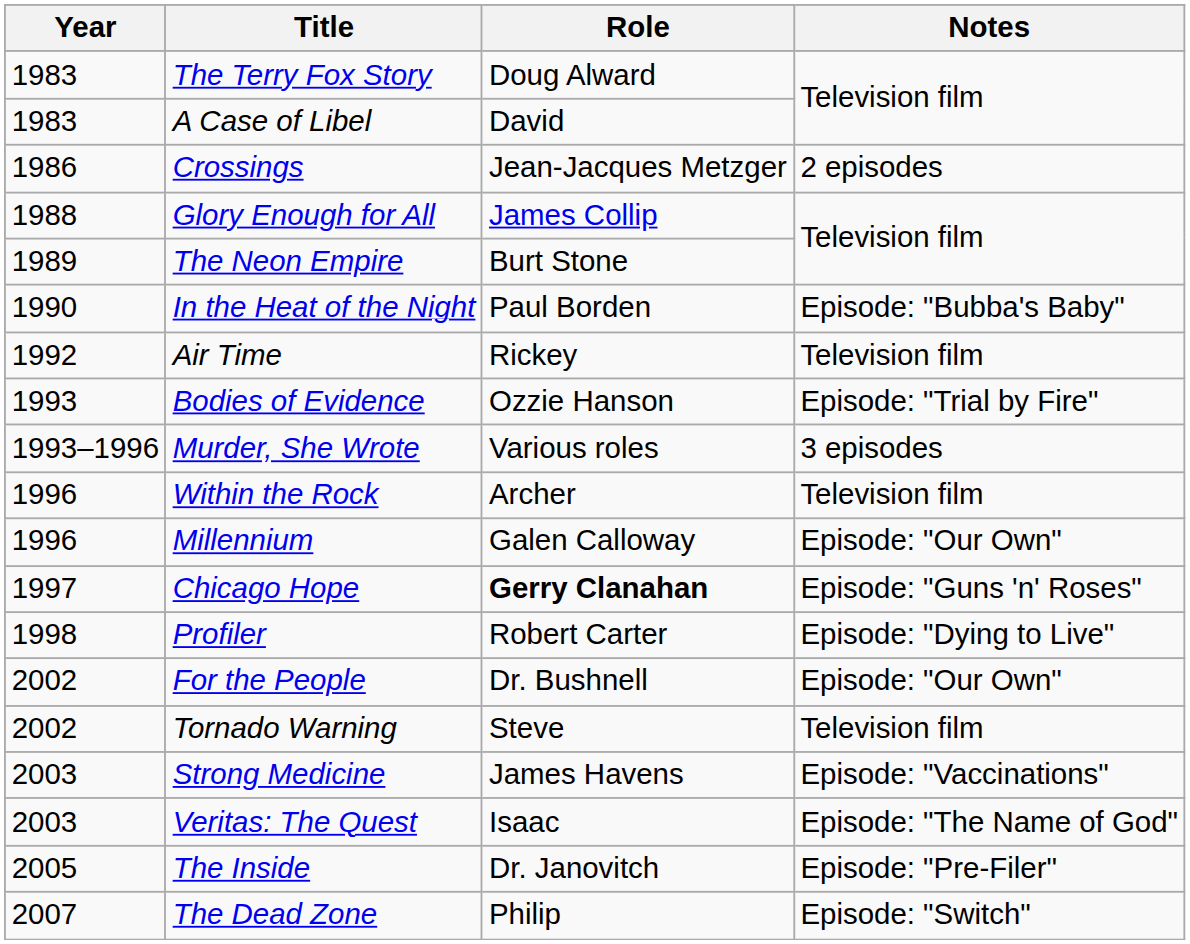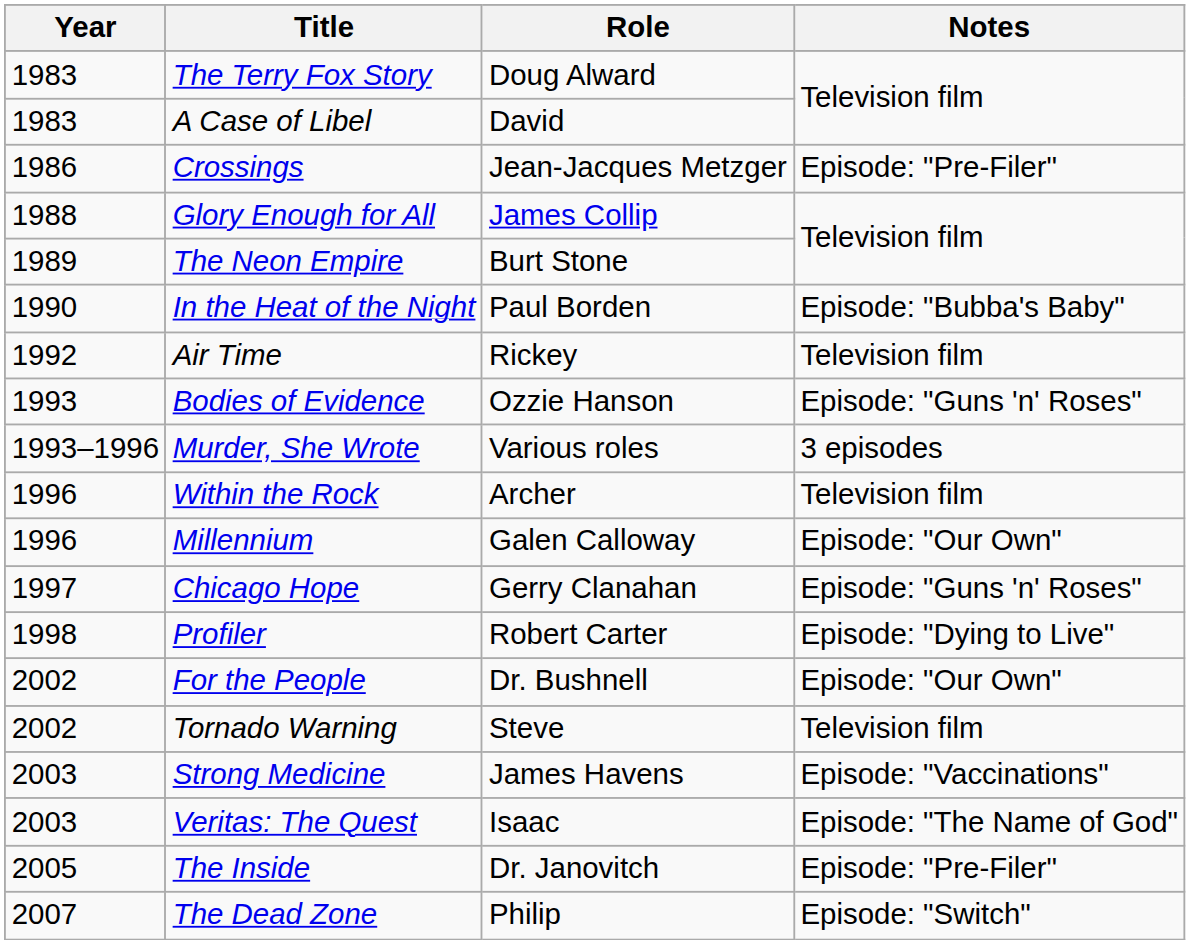(872, 167) 2 episodes -> (929, 167) Episode: "Pre-Filer"
(949, 401) Episode: "Trial by Fire" -> (971, 401) Episode: "Guns 'n' Roses"
(599, 588) bold -> (593, 588) normal
